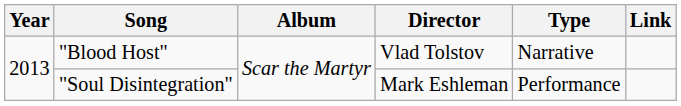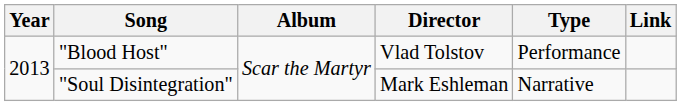(556, 52) Narrative -> (569, 52) Performance
(569, 84) Performance -> (556, 84) Narrative
